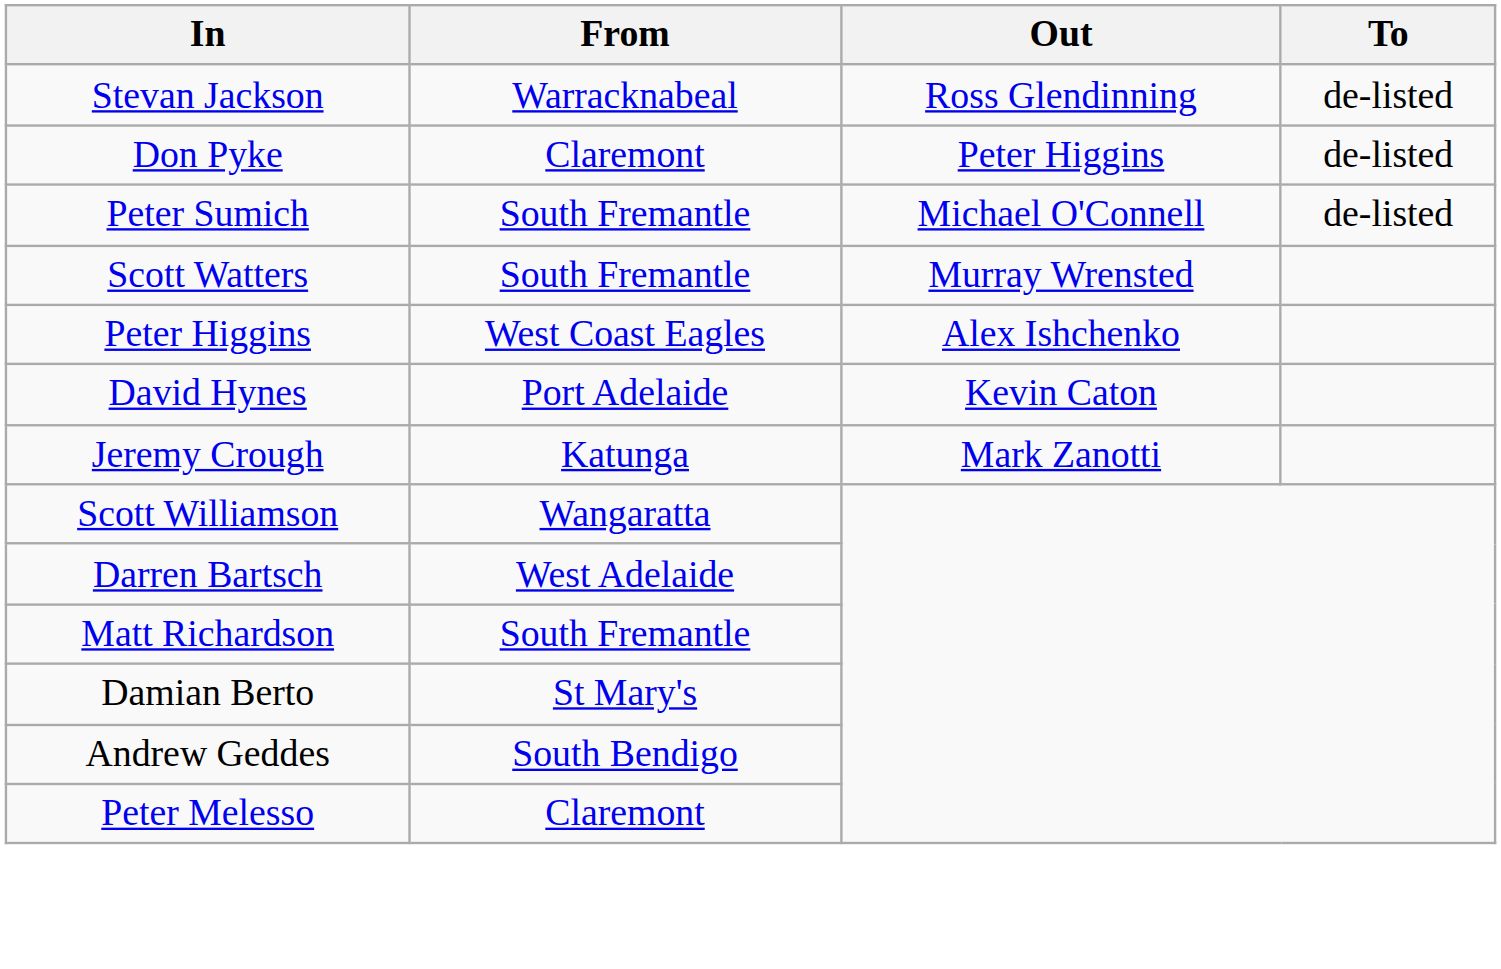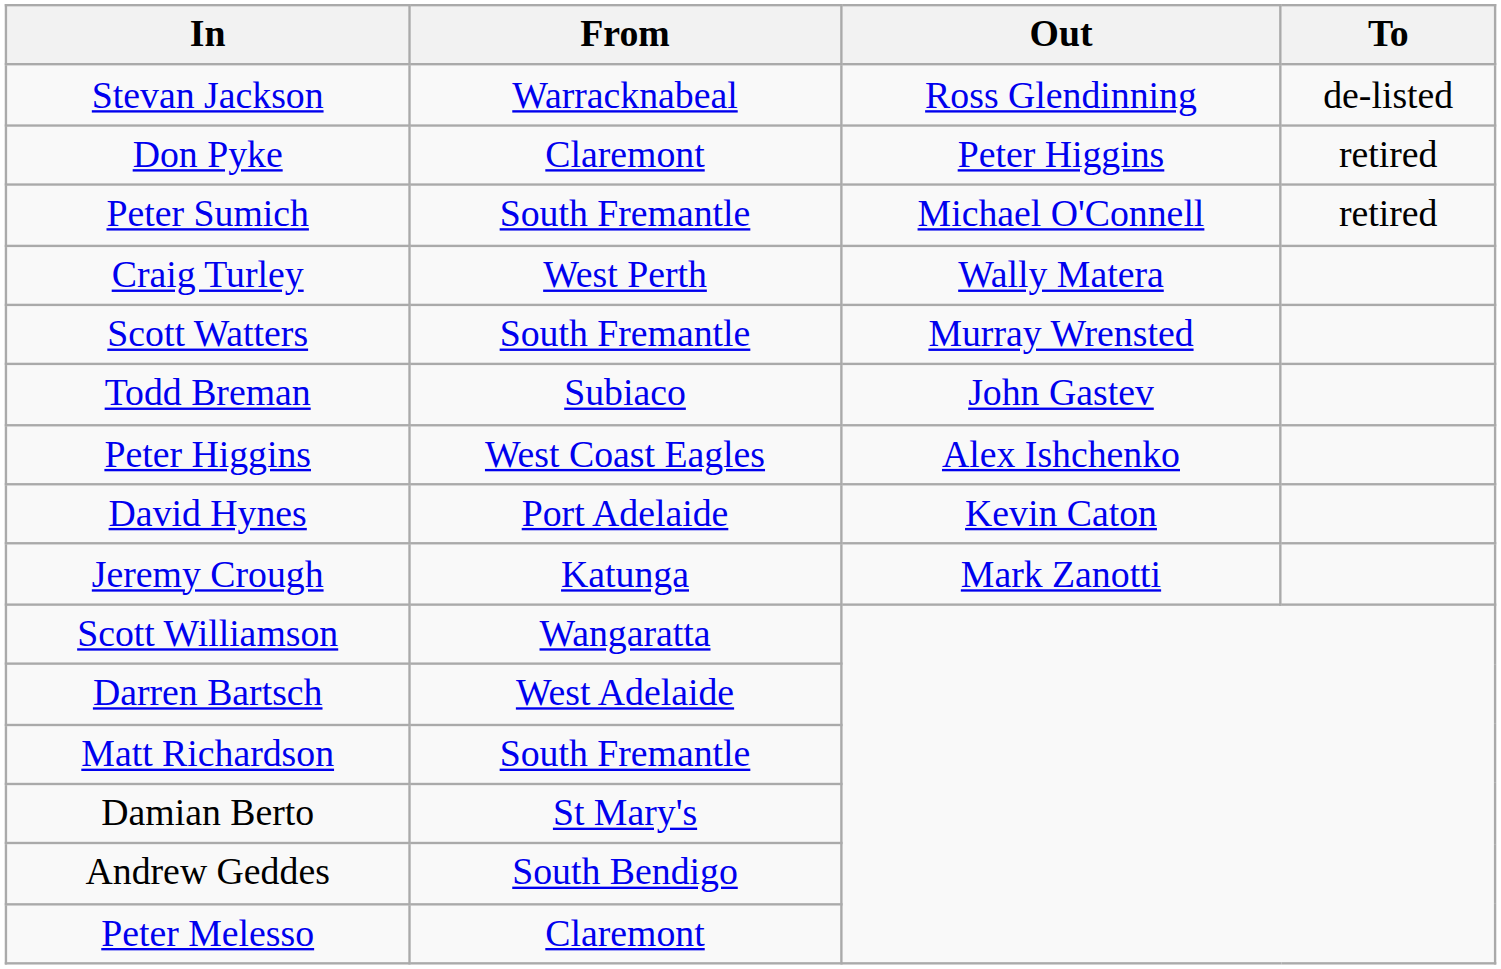(1388, 154) de-listed -> (1388, 154) retired
(1388, 214) de-listed -> (1388, 214) retired
+ row: (208, 273)
+ row: (208, 393)
